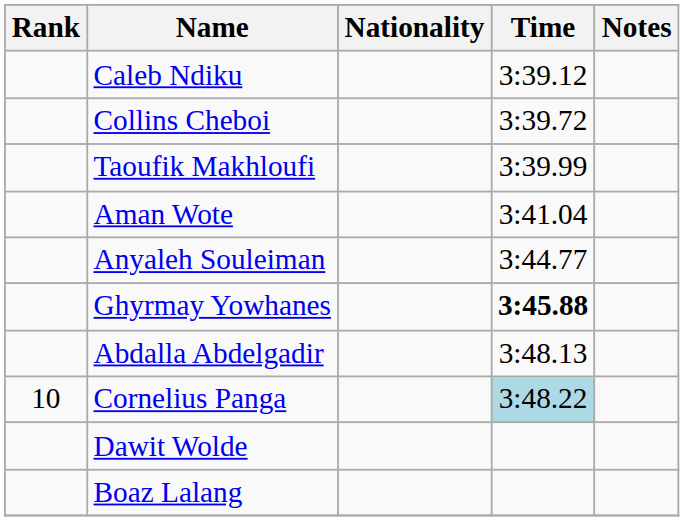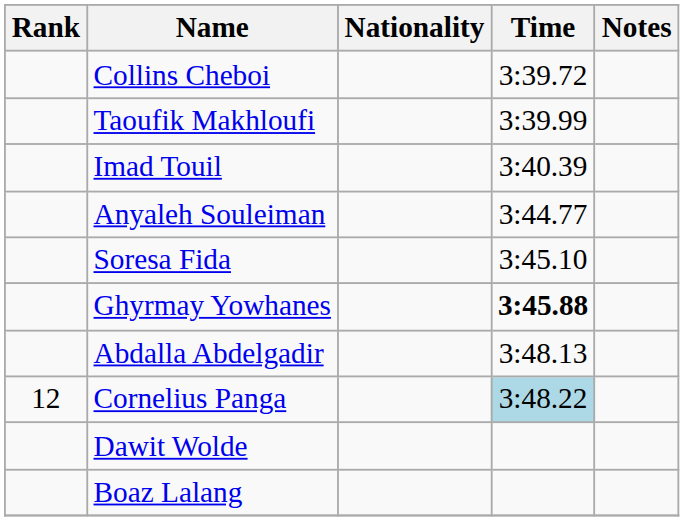- row: (168, 74)
+ row: (158, 167)
- row: (163, 213)
+ row: (162, 259)
(46, 399) 10 -> (46, 399) 12
